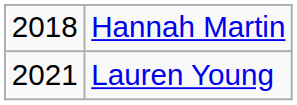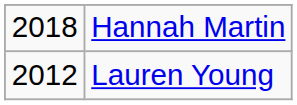(45, 74) 2021 -> (45, 74) 2012
